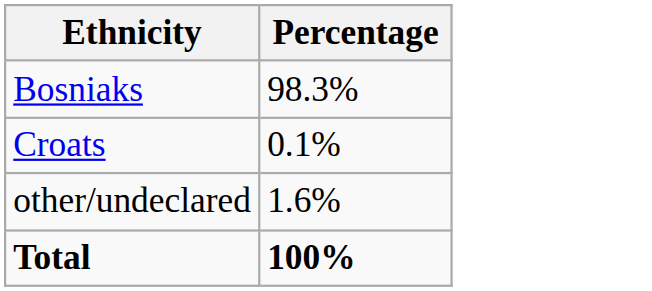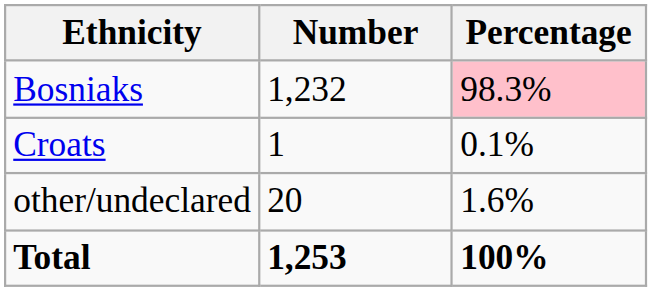+ column: (356, 32)
(313, 88) no background -> (506, 88) pink background
